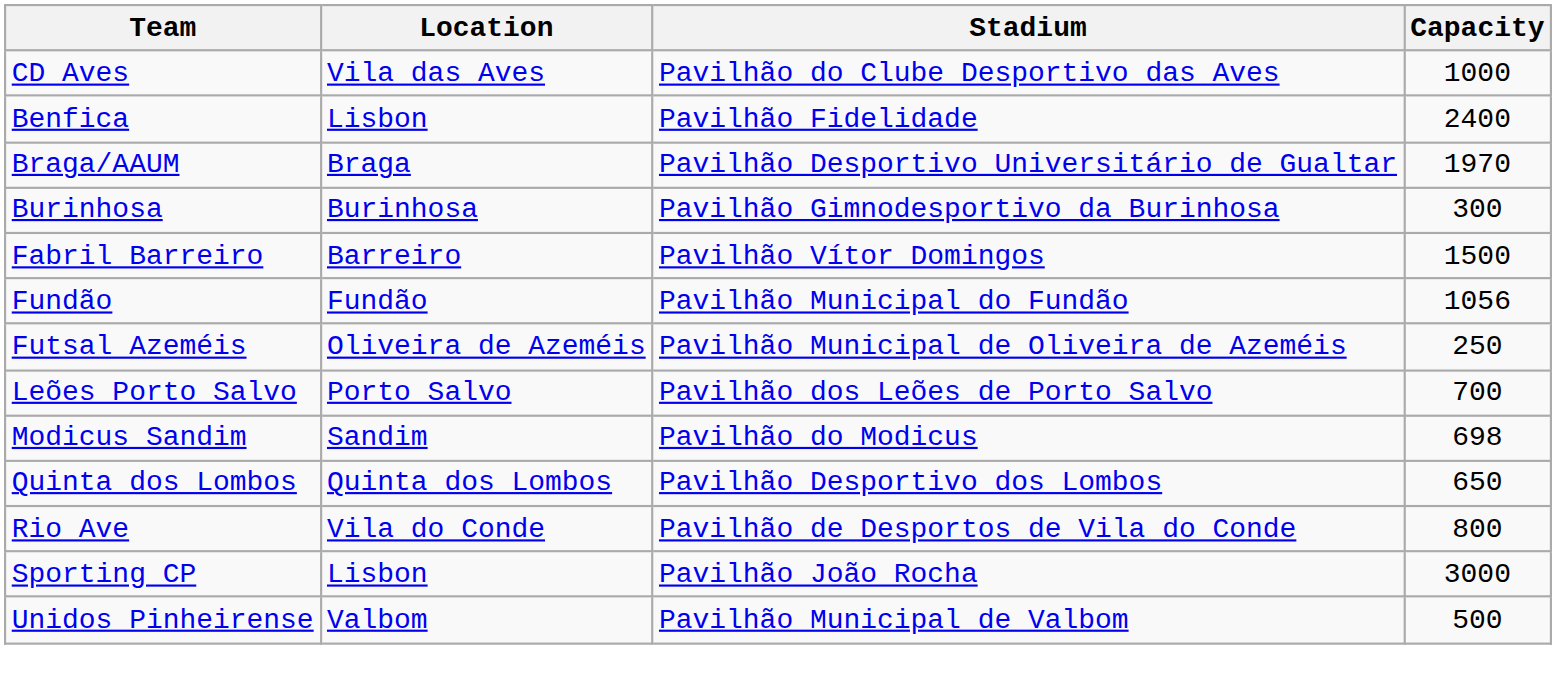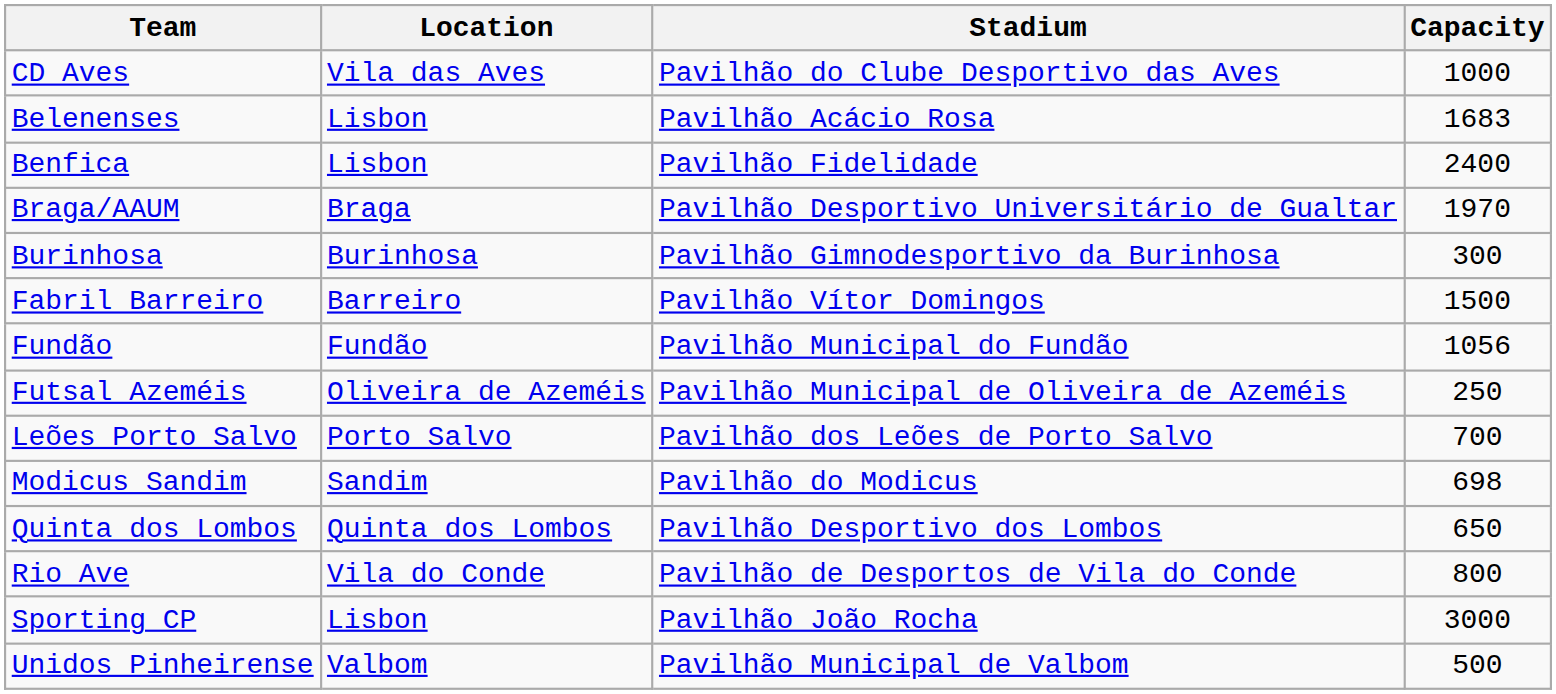+ row: (96, 119)
